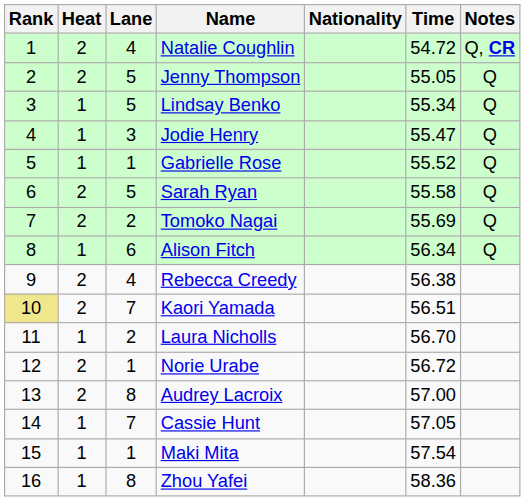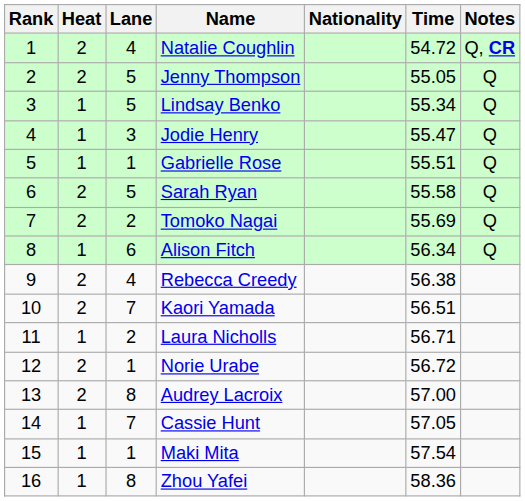(433, 163) 55.52 -> (433, 163) 55.51
(31, 308) khaki background -> (31, 308) no background
(433, 337) 56.70 -> (433, 337) 56.71
